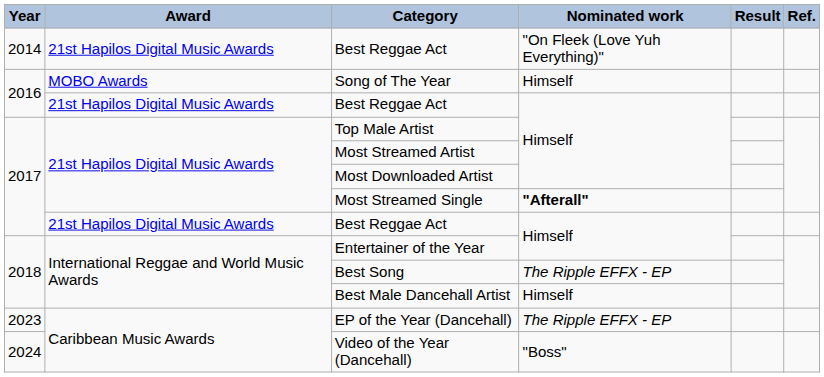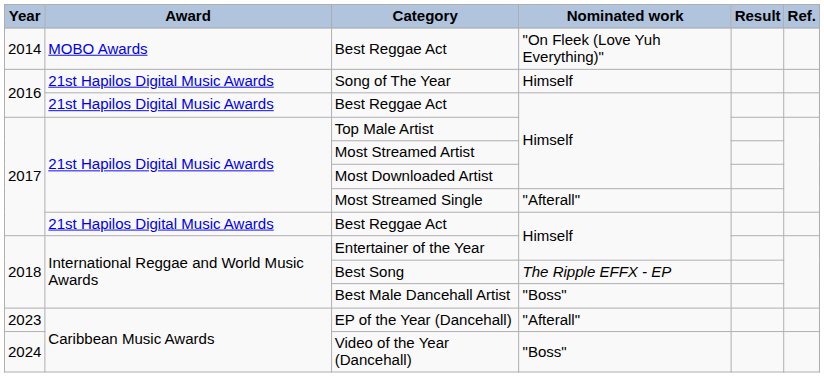(161, 48) 21st Hapilos Digital Music Awards -> (98, 48) MOBO Awards
(98, 81) MOBO Awards -> (161, 81) 21st Hapilos Digital Music Awards
(556, 200) bold -> (551, 200) normal
(548, 295) Himself -> (545, 295) "Boss"
(597, 319) The Ripple EFFX - EP -> (551, 319) "Afterall"
